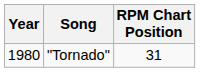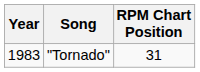(24, 55) 1980 -> (24, 55) 1983
